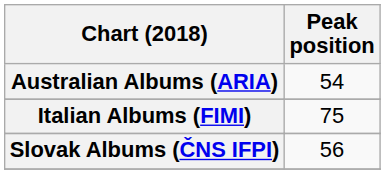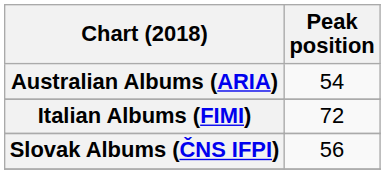(332, 116) 75 -> (332, 116) 72
